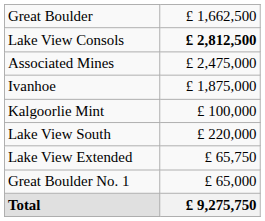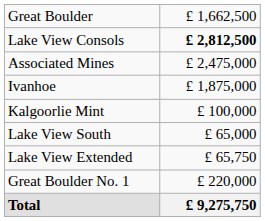(227, 134) £ 220,000 -> (231, 134) £ 65,000
(231, 181) £ 65,000 -> (227, 181) £ 220,000
